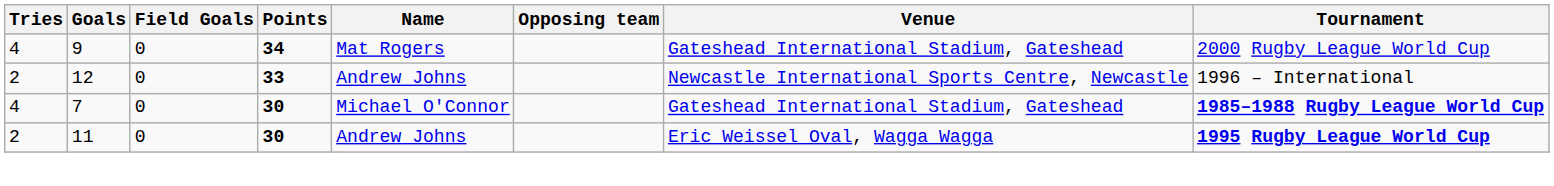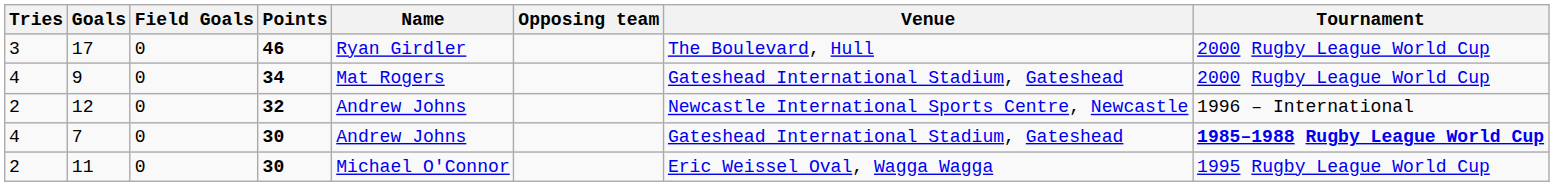+ row: (83, 49)
(273, 78) 33 -> (273, 108) 32
(423, 108) Michael O'Connor -> (401, 137) Andrew Johns
(401, 137) Andrew Johns -> (423, 167) Michael O'Connor
(1343, 137) bold -> (1343, 167) normal
